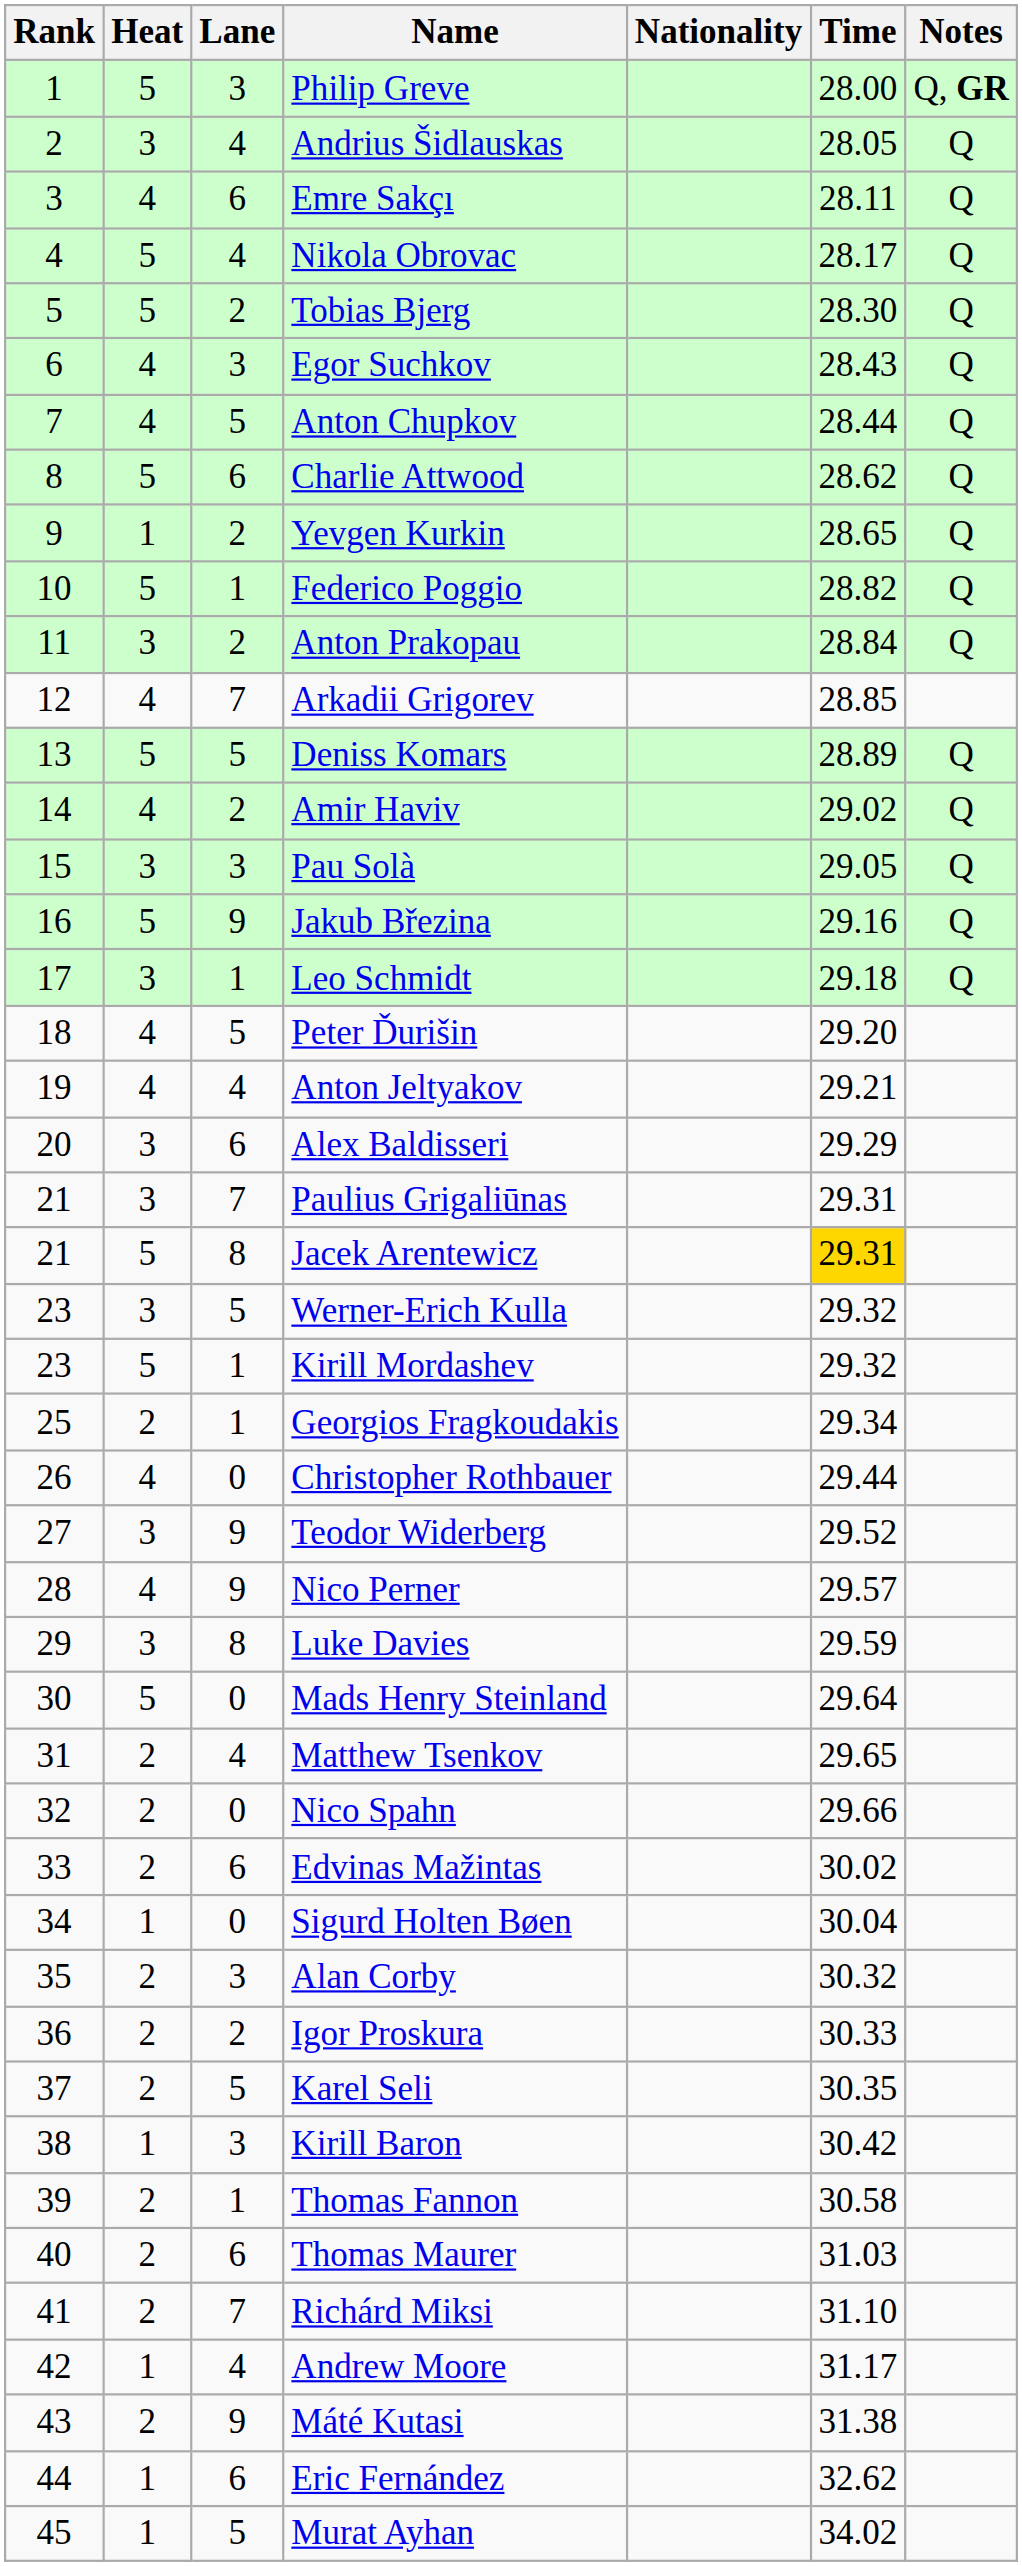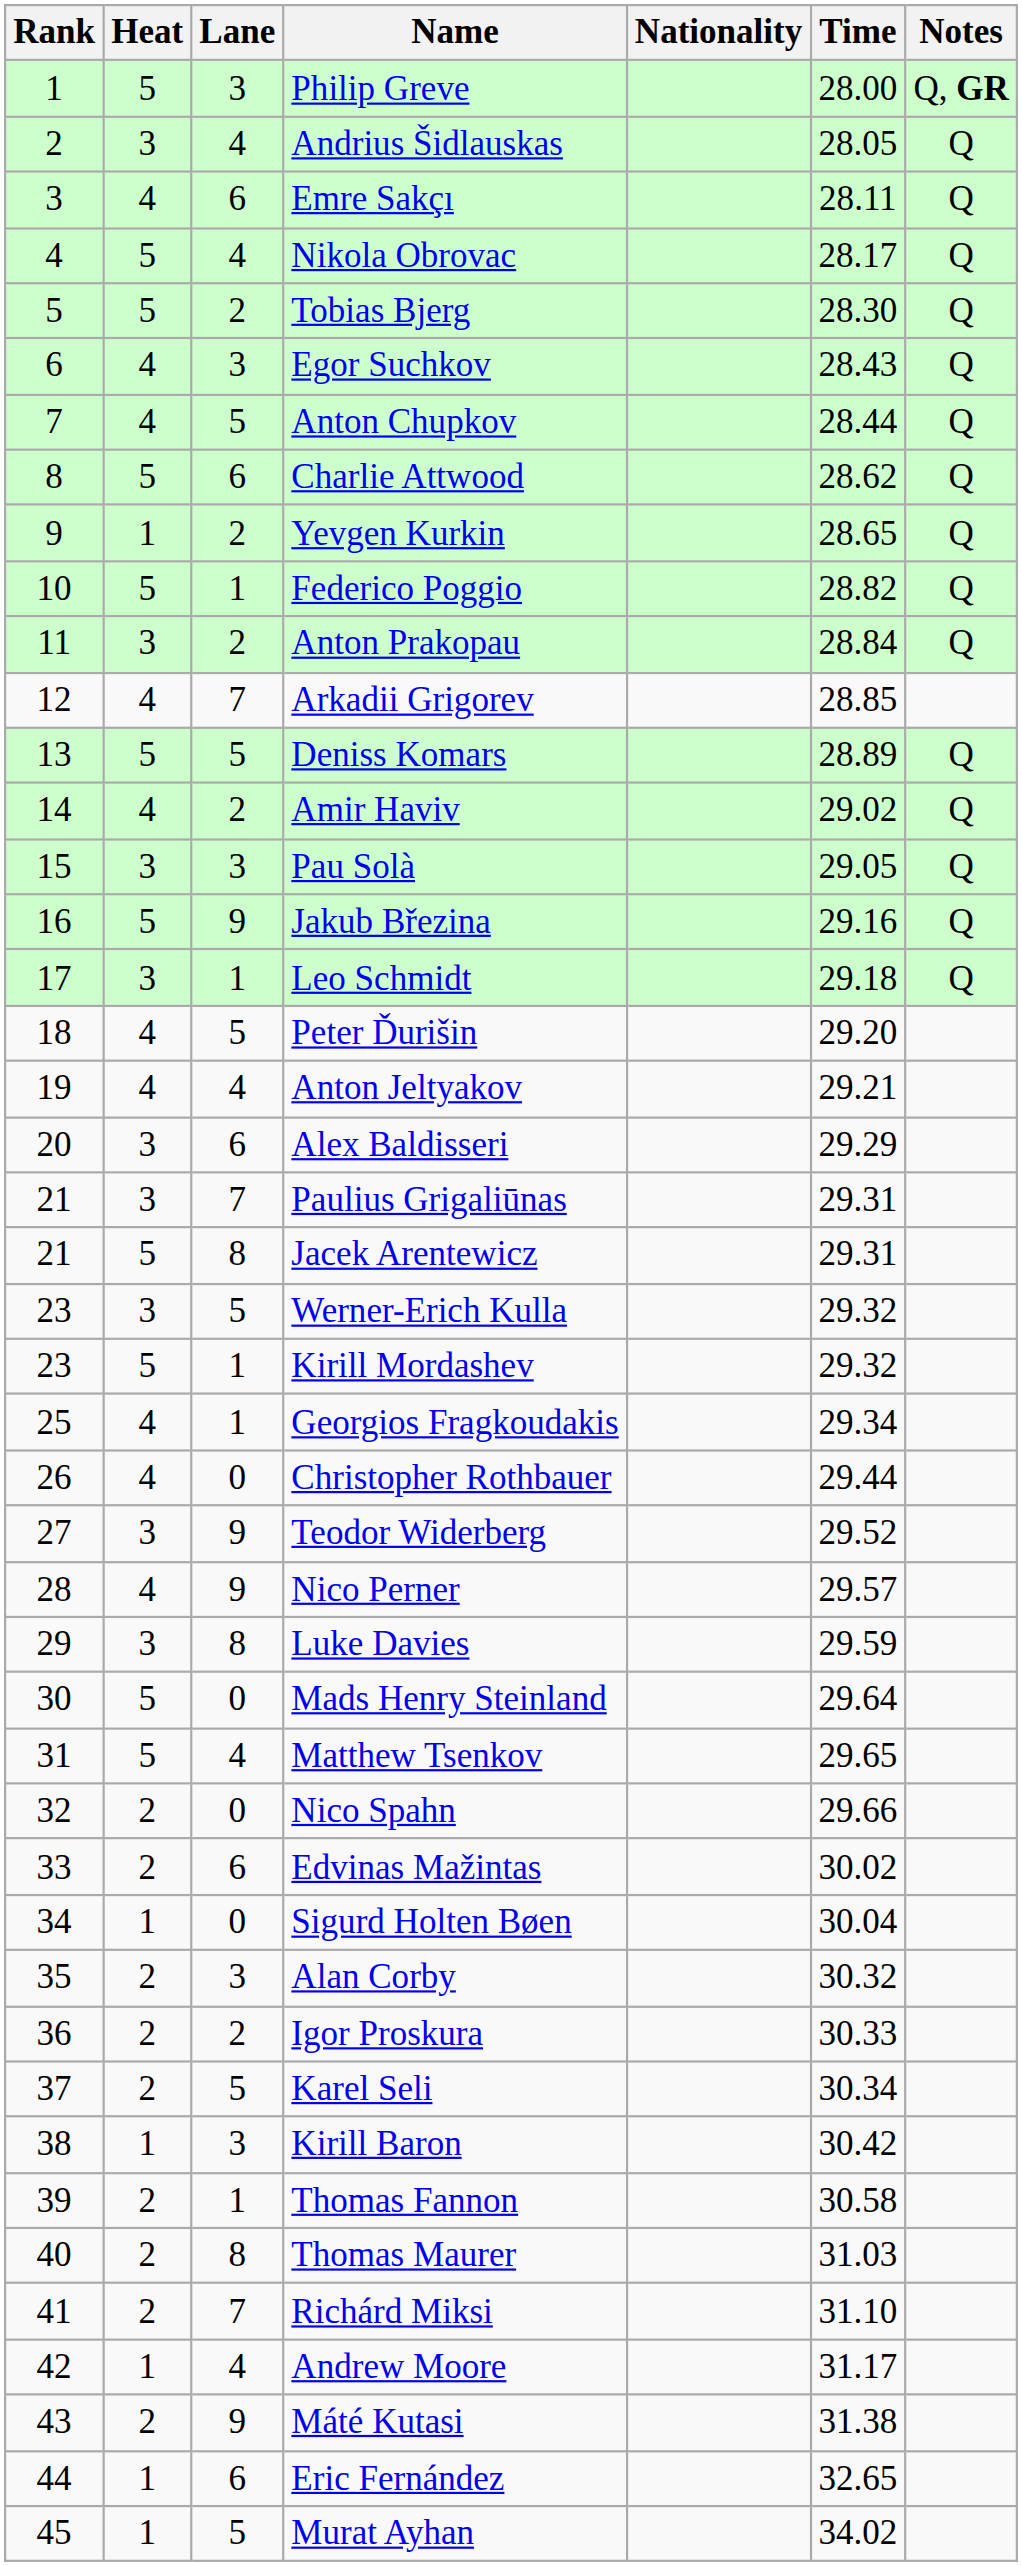(858, 1254) gold background -> (858, 1254) no background
(147, 1421) 2 -> (147, 1421) 4
(147, 1754) 2 -> (147, 1754) 5
(858, 2088) 30.35 -> (858, 2088) 30.34
(237, 2255) 6 -> (237, 2255) 8
(858, 2477) 32.62 -> (858, 2477) 32.65
